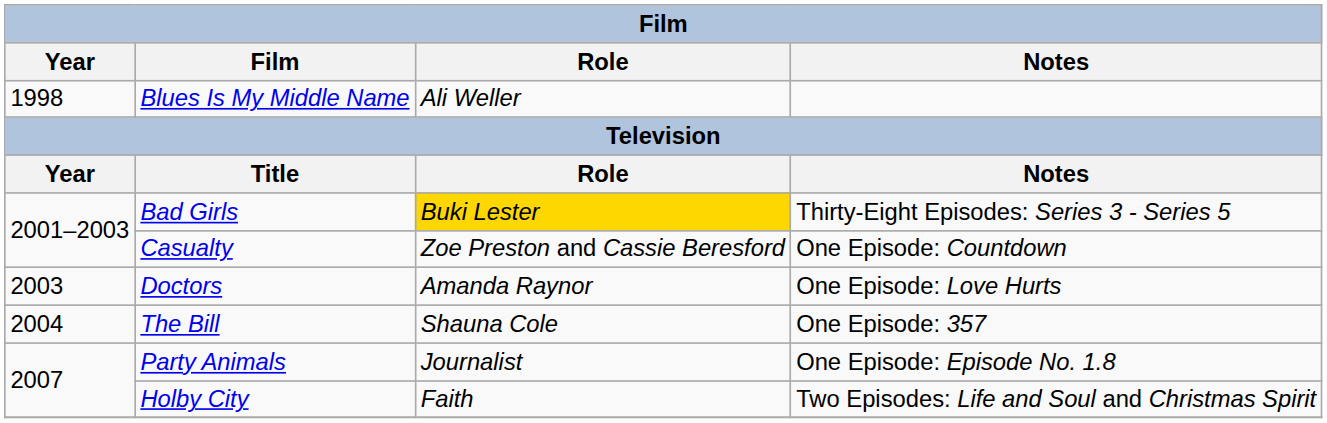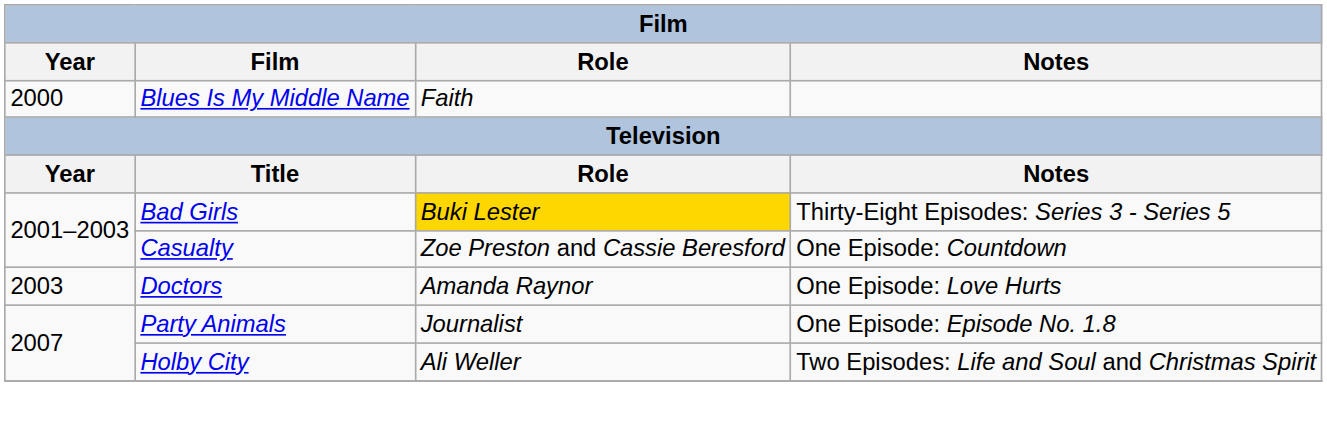(37, 99) 1998 -> (37, 99) 2000
(471, 99) Ali Weller -> (447, 99) Faith
- row: (180, 324)
(447, 399) Faith -> (471, 362) Ali Weller
